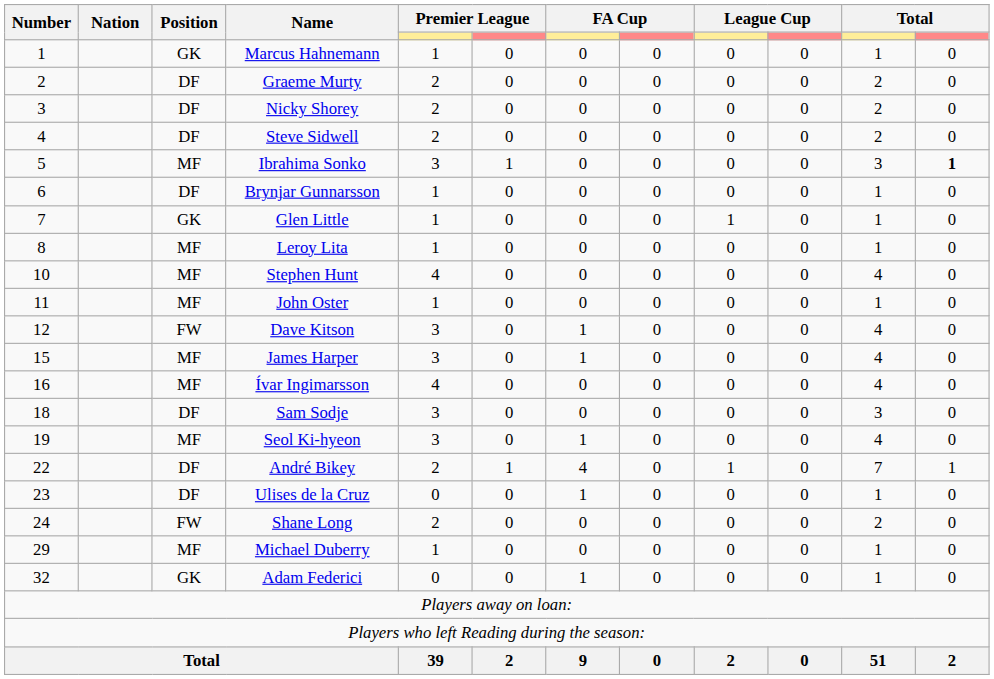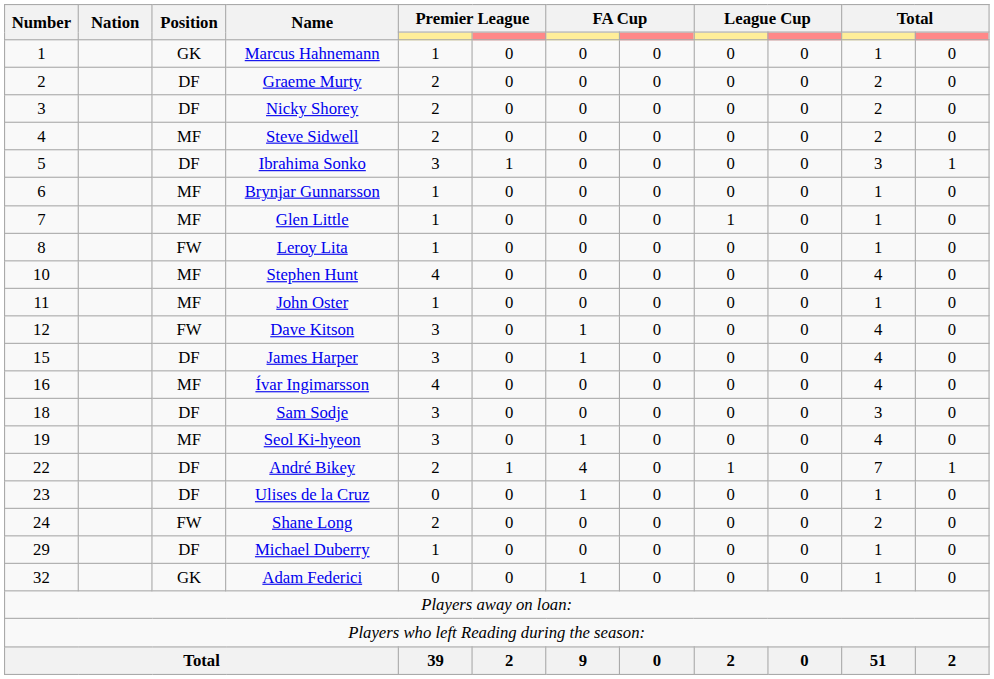(189, 136) DF -> (189, 136) MF
(189, 164) MF -> (189, 164) DF
(952, 164) bold -> (952, 164) normal
(189, 191) DF -> (189, 191) MF
(189, 219) GK -> (189, 219) MF
(189, 246) MF -> (189, 246) FW
(189, 357) MF -> (189, 357) DF
(189, 550) MF -> (189, 550) DF
